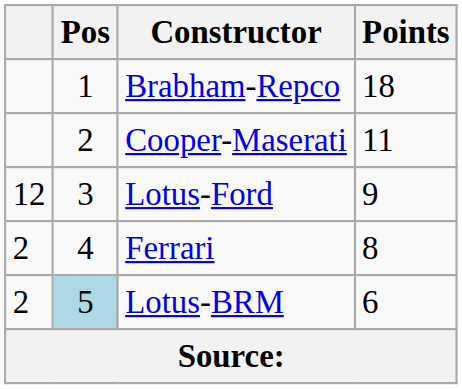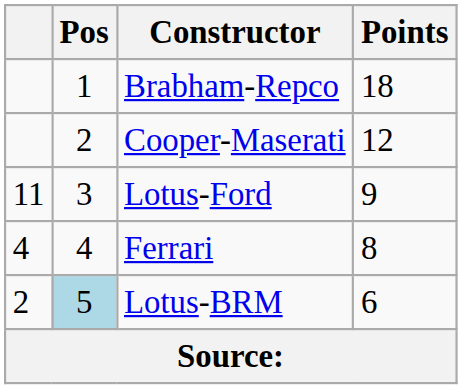(378, 140) 11 -> (377, 140) 12
(29, 194) 12 -> (29, 194) 11
(21, 248) 2 -> (21, 248) 4
